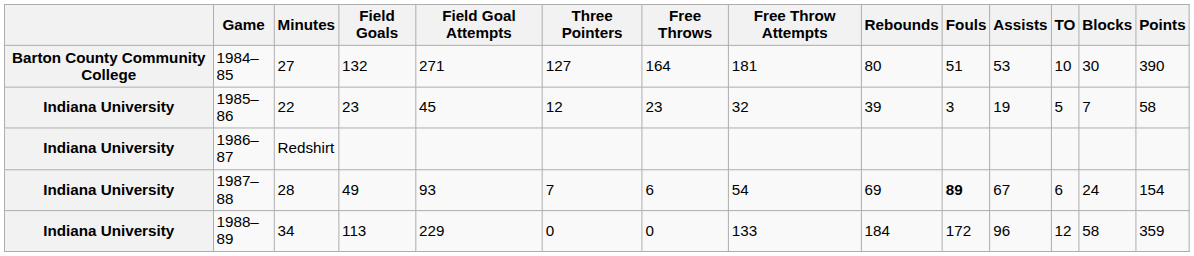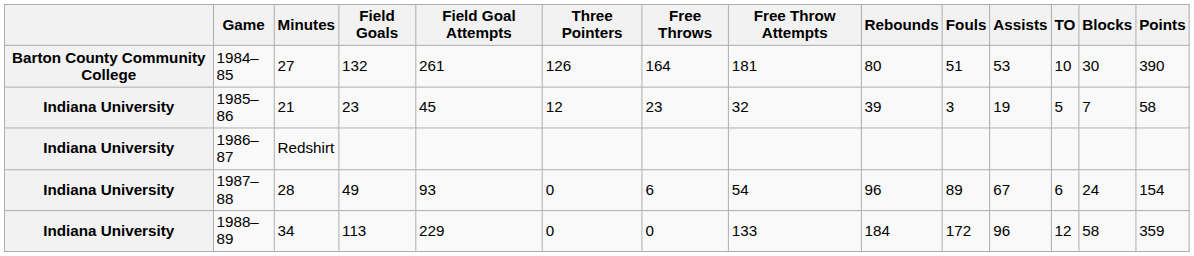(432, 66) 271 -> (432, 66) 261
(558, 66) 127 -> (558, 66) 126
(286, 107) 22 -> (286, 107) 21
(550, 189) 7 -> (550, 189) 0
(873, 189) 69 -> (873, 189) 96
(954, 189) bold -> (954, 189) normal
